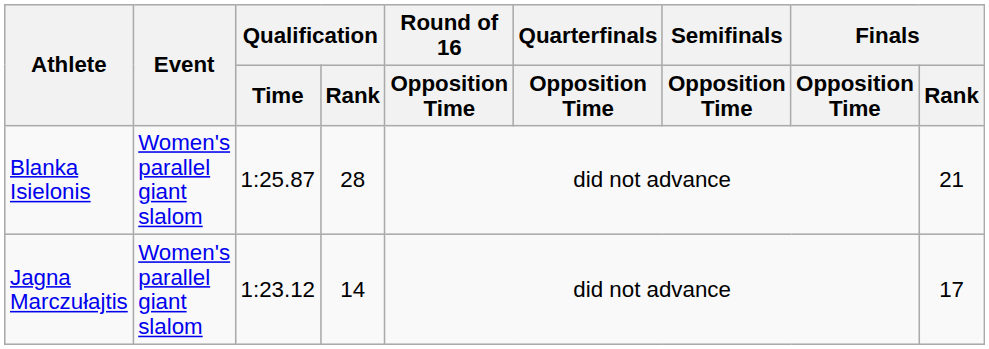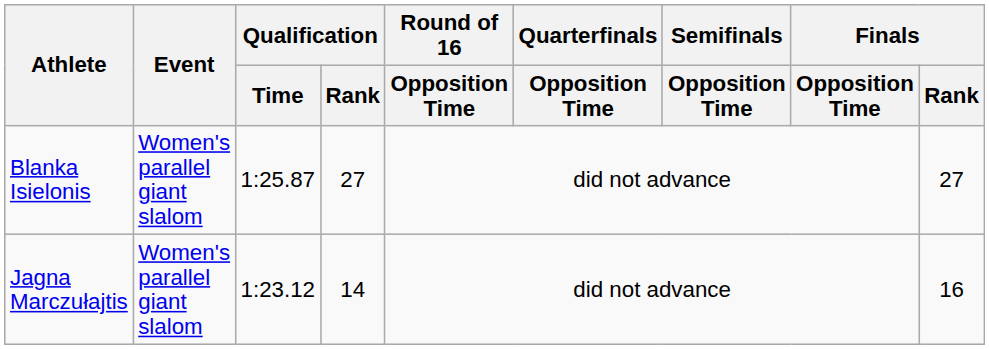(353, 180) 28 -> (353, 180) 27
(952, 180) 21 -> (952, 180) 27
(952, 290) 17 -> (952, 290) 16
